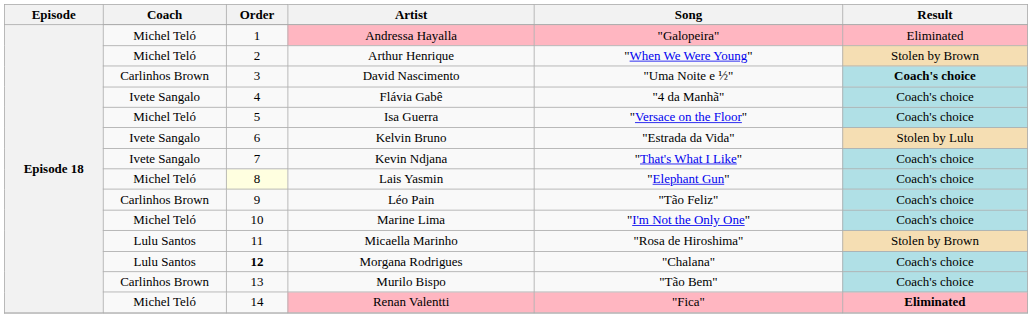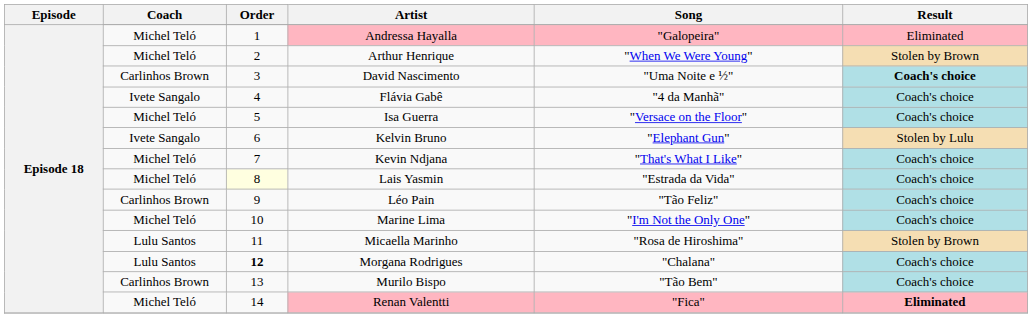(688, 138) "Estrada da Vida" -> (688, 138) "Elephant Gun"
(165, 158) Ivete Sangalo -> (165, 158) Michel Teló
(688, 179) "Elephant Gun" -> (688, 179) "Estrada da Vida"
